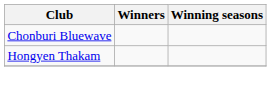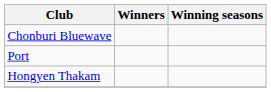+ row: (18, 55)
